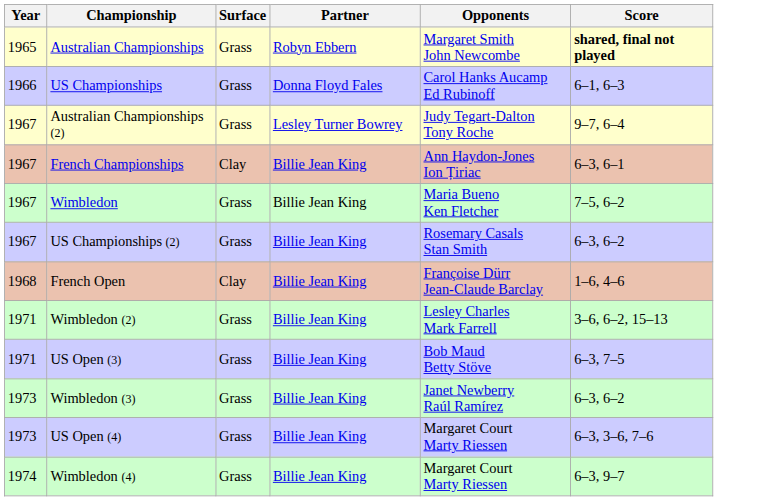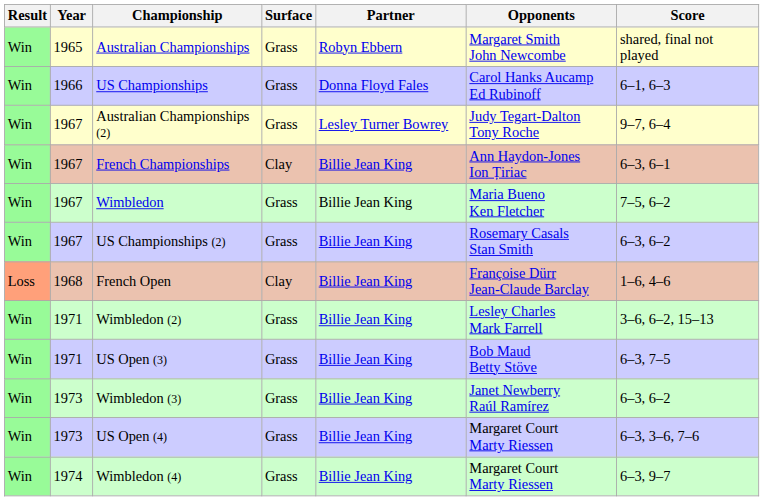+ column: (27, 15)
(624, 46) bold -> (667, 46) normal
